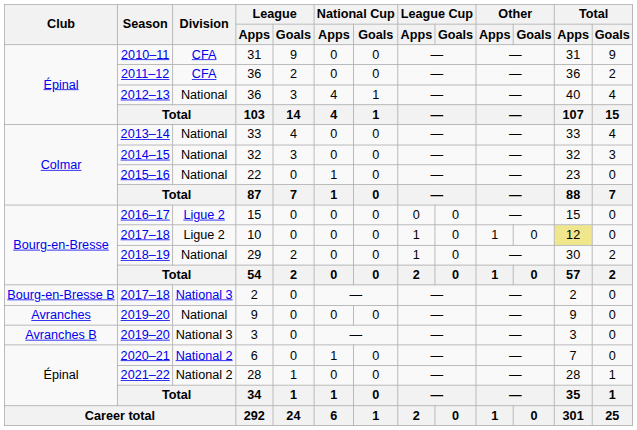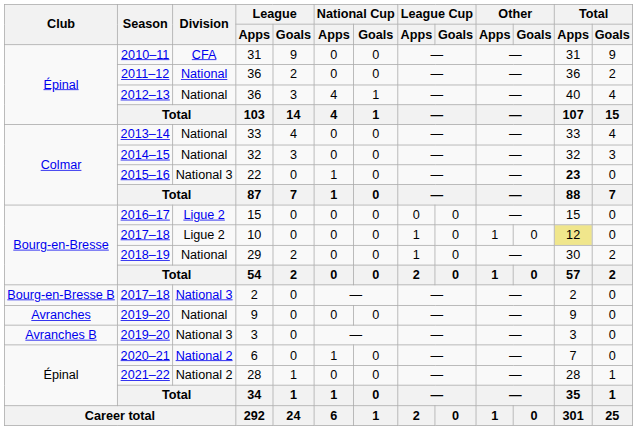(204, 74) CFA -> (204, 74) National
(204, 174) National -> (204, 174) National 3
(573, 174) normal -> (573, 174) bold
